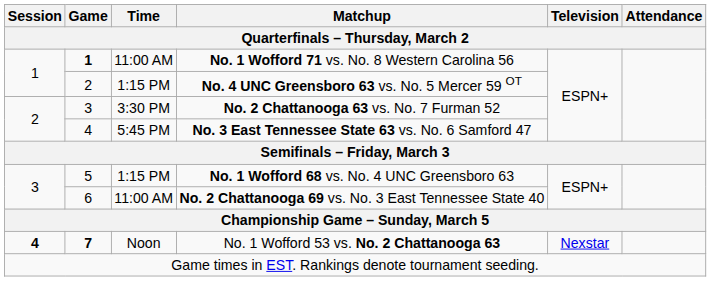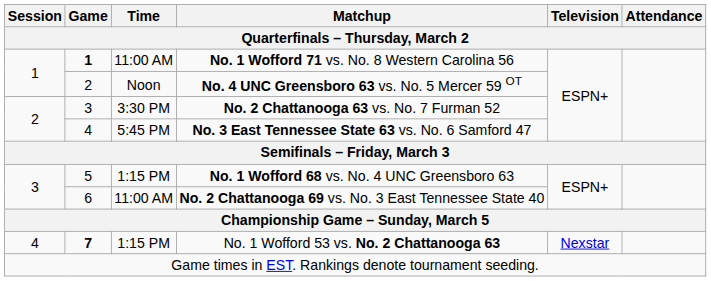(144, 84) 1:15 PM -> (144, 84) Noon
(35, 242) bold -> (35, 242) normal
(144, 242) Noon -> (144, 242) 1:15 PM
